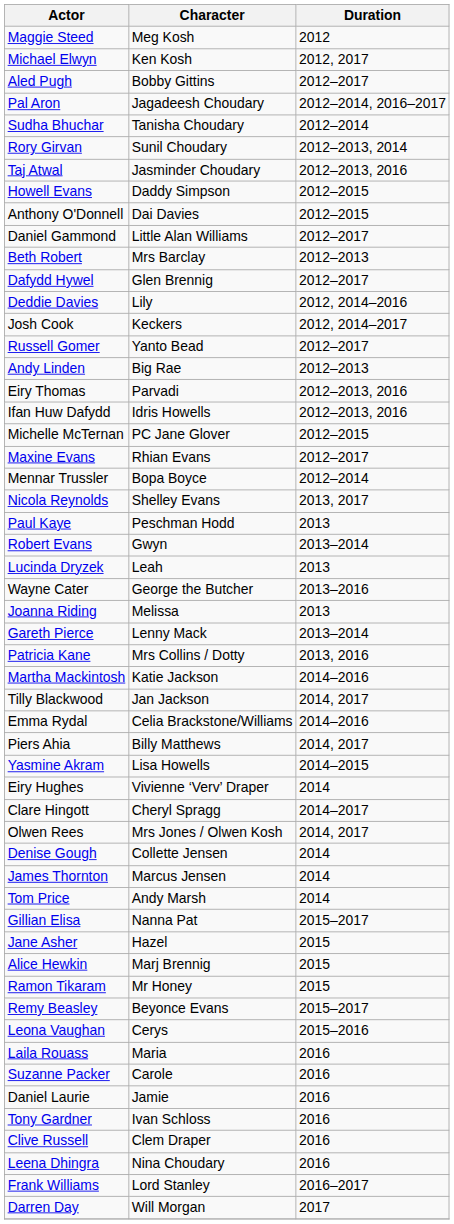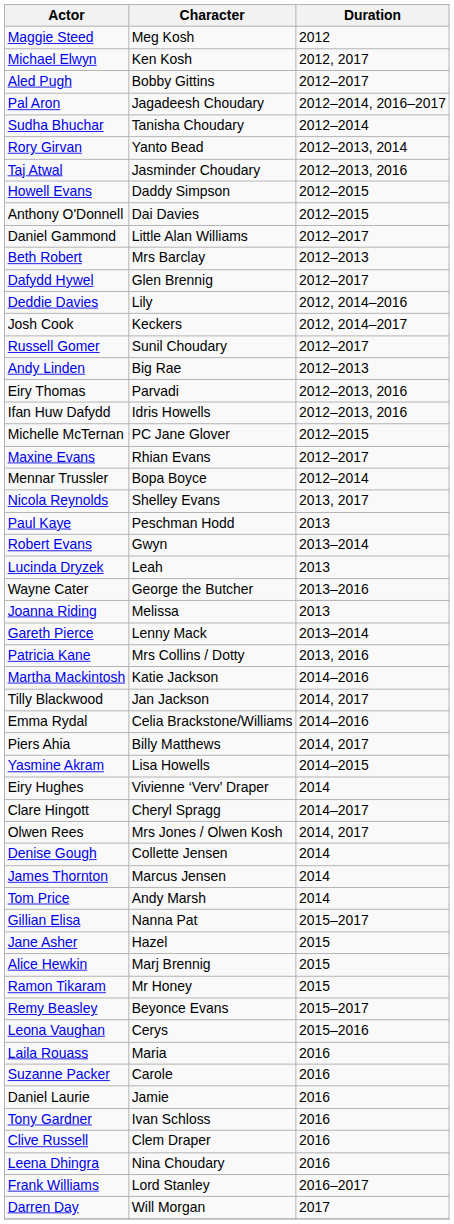(179, 147) Sunil Choudary -> (168, 147) Yanto Bead
(168, 346) Yanto Bead -> (179, 346) Sunil Choudary
